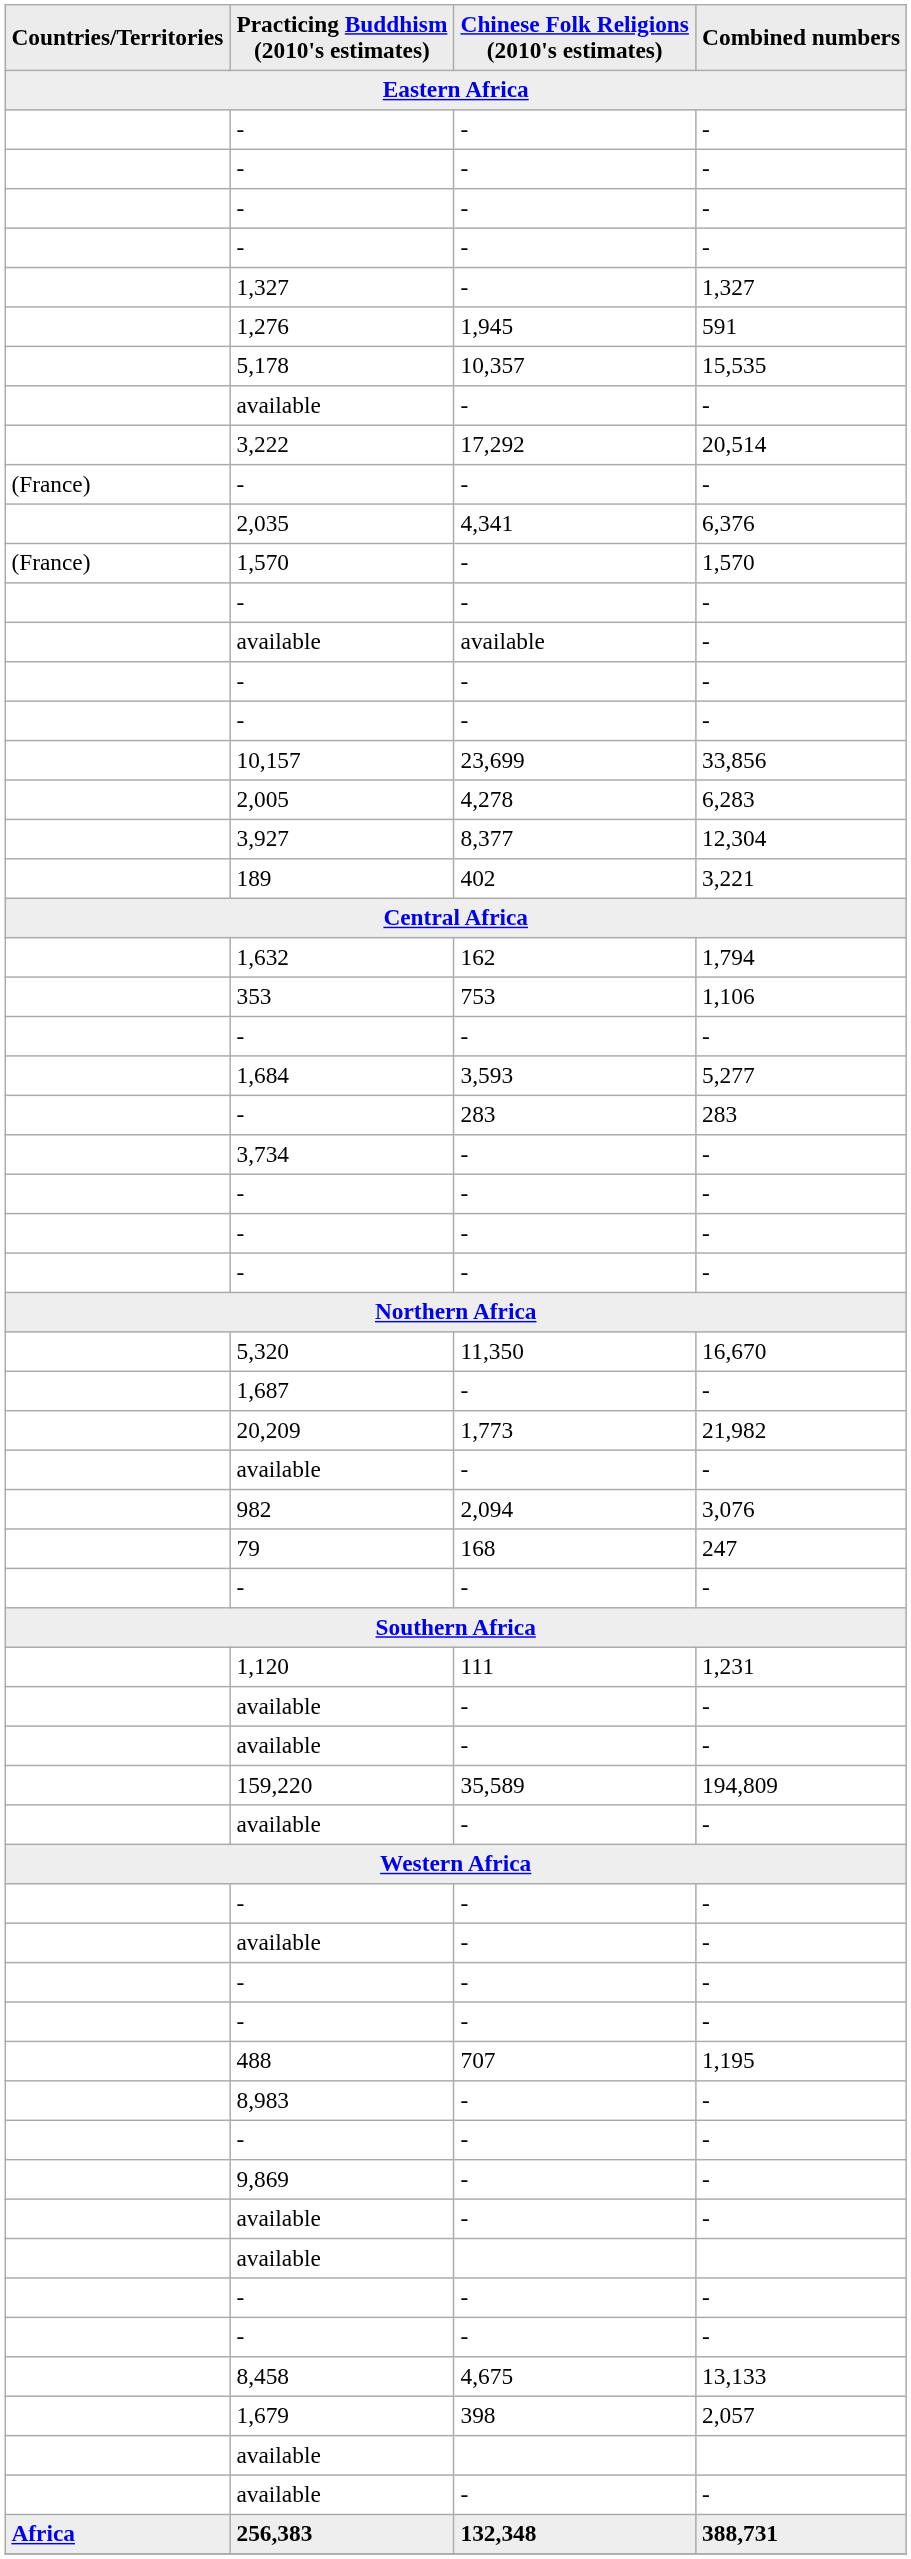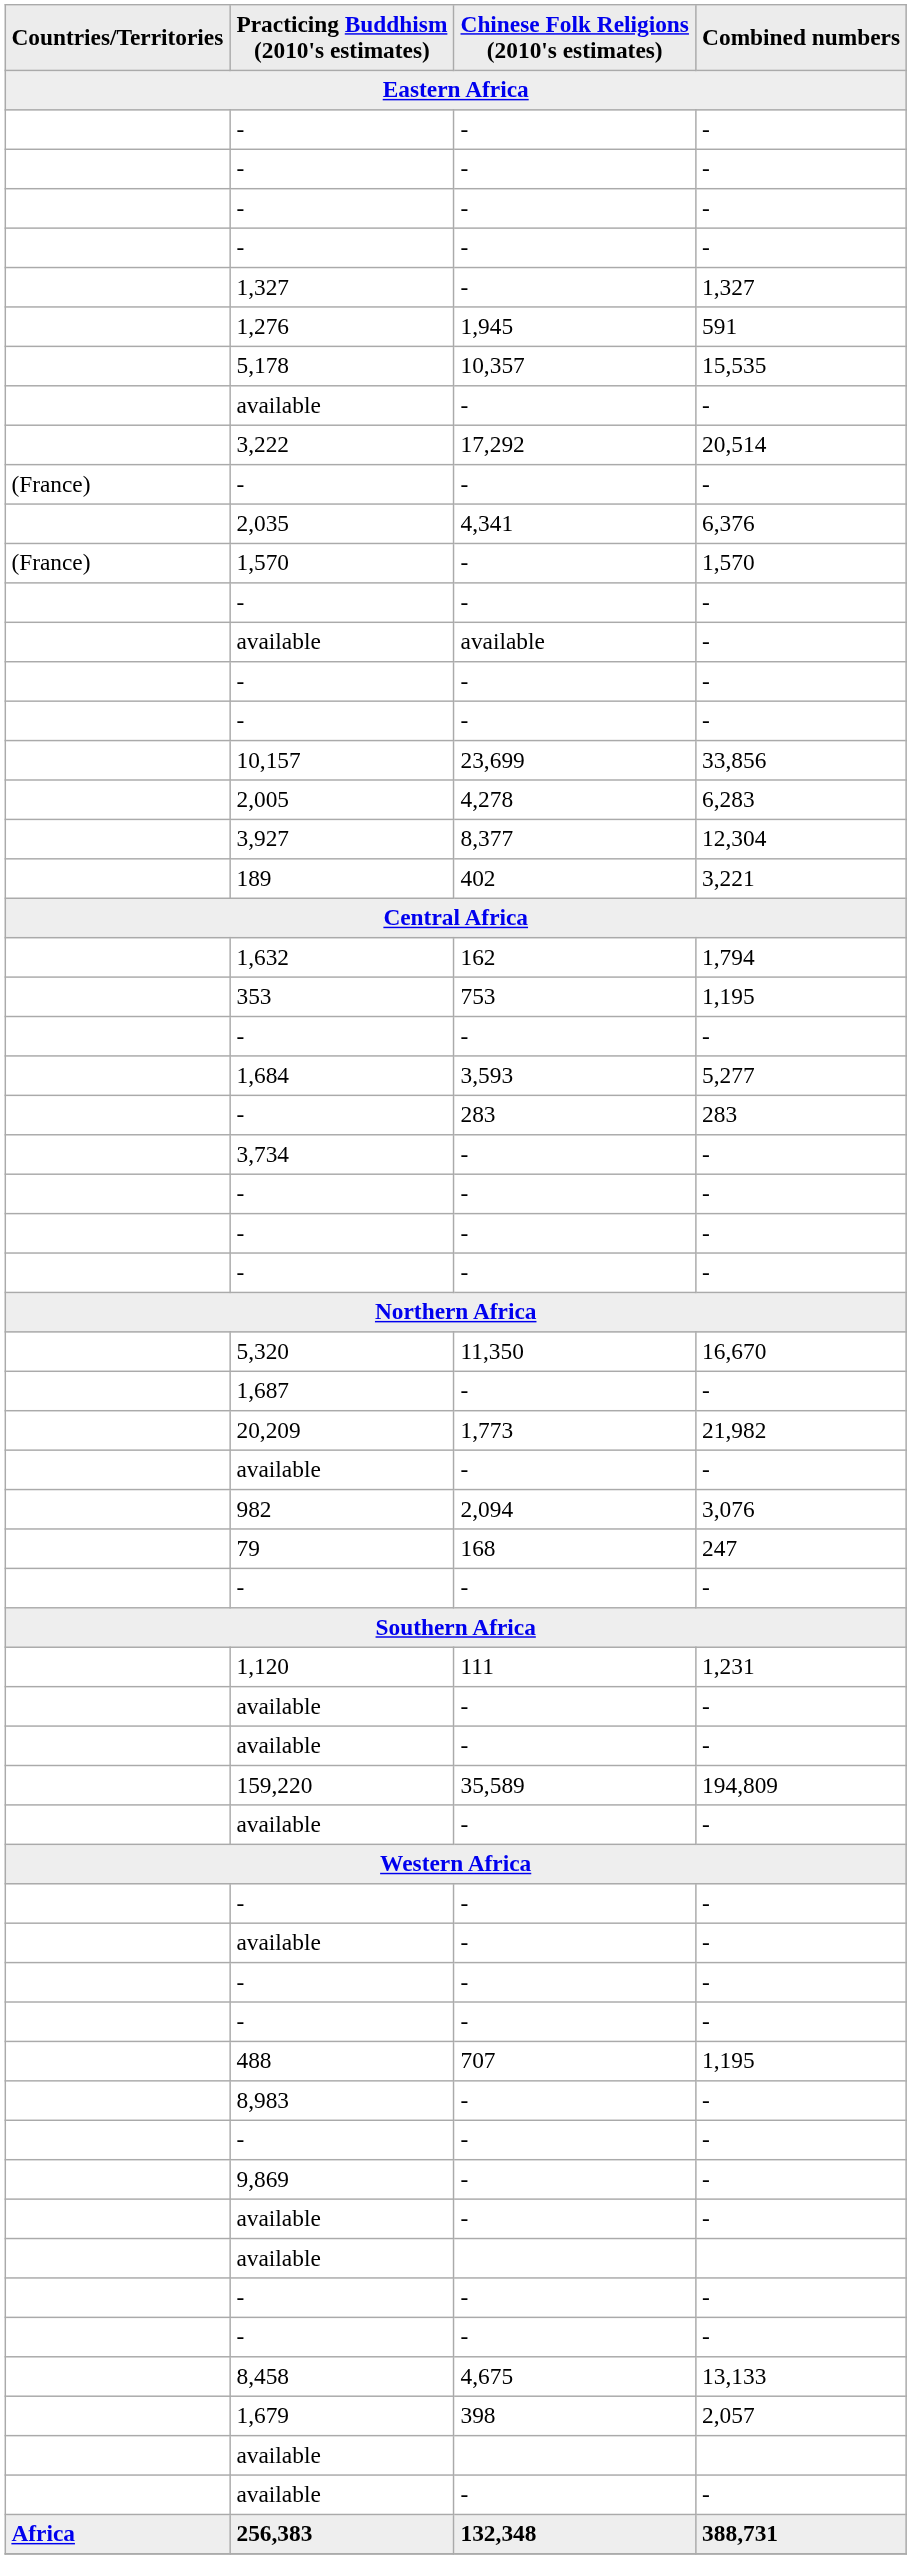(728, 996) 1,106 -> (728, 996) 1,195
